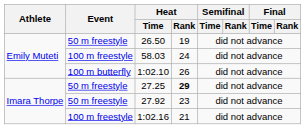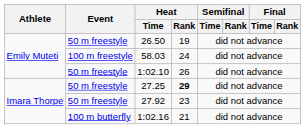(99, 71) 100 m butterfly -> (98, 71) 50 m freestyle
(100, 116) 100 m freestyle -> (99, 116) 100 m butterfly
